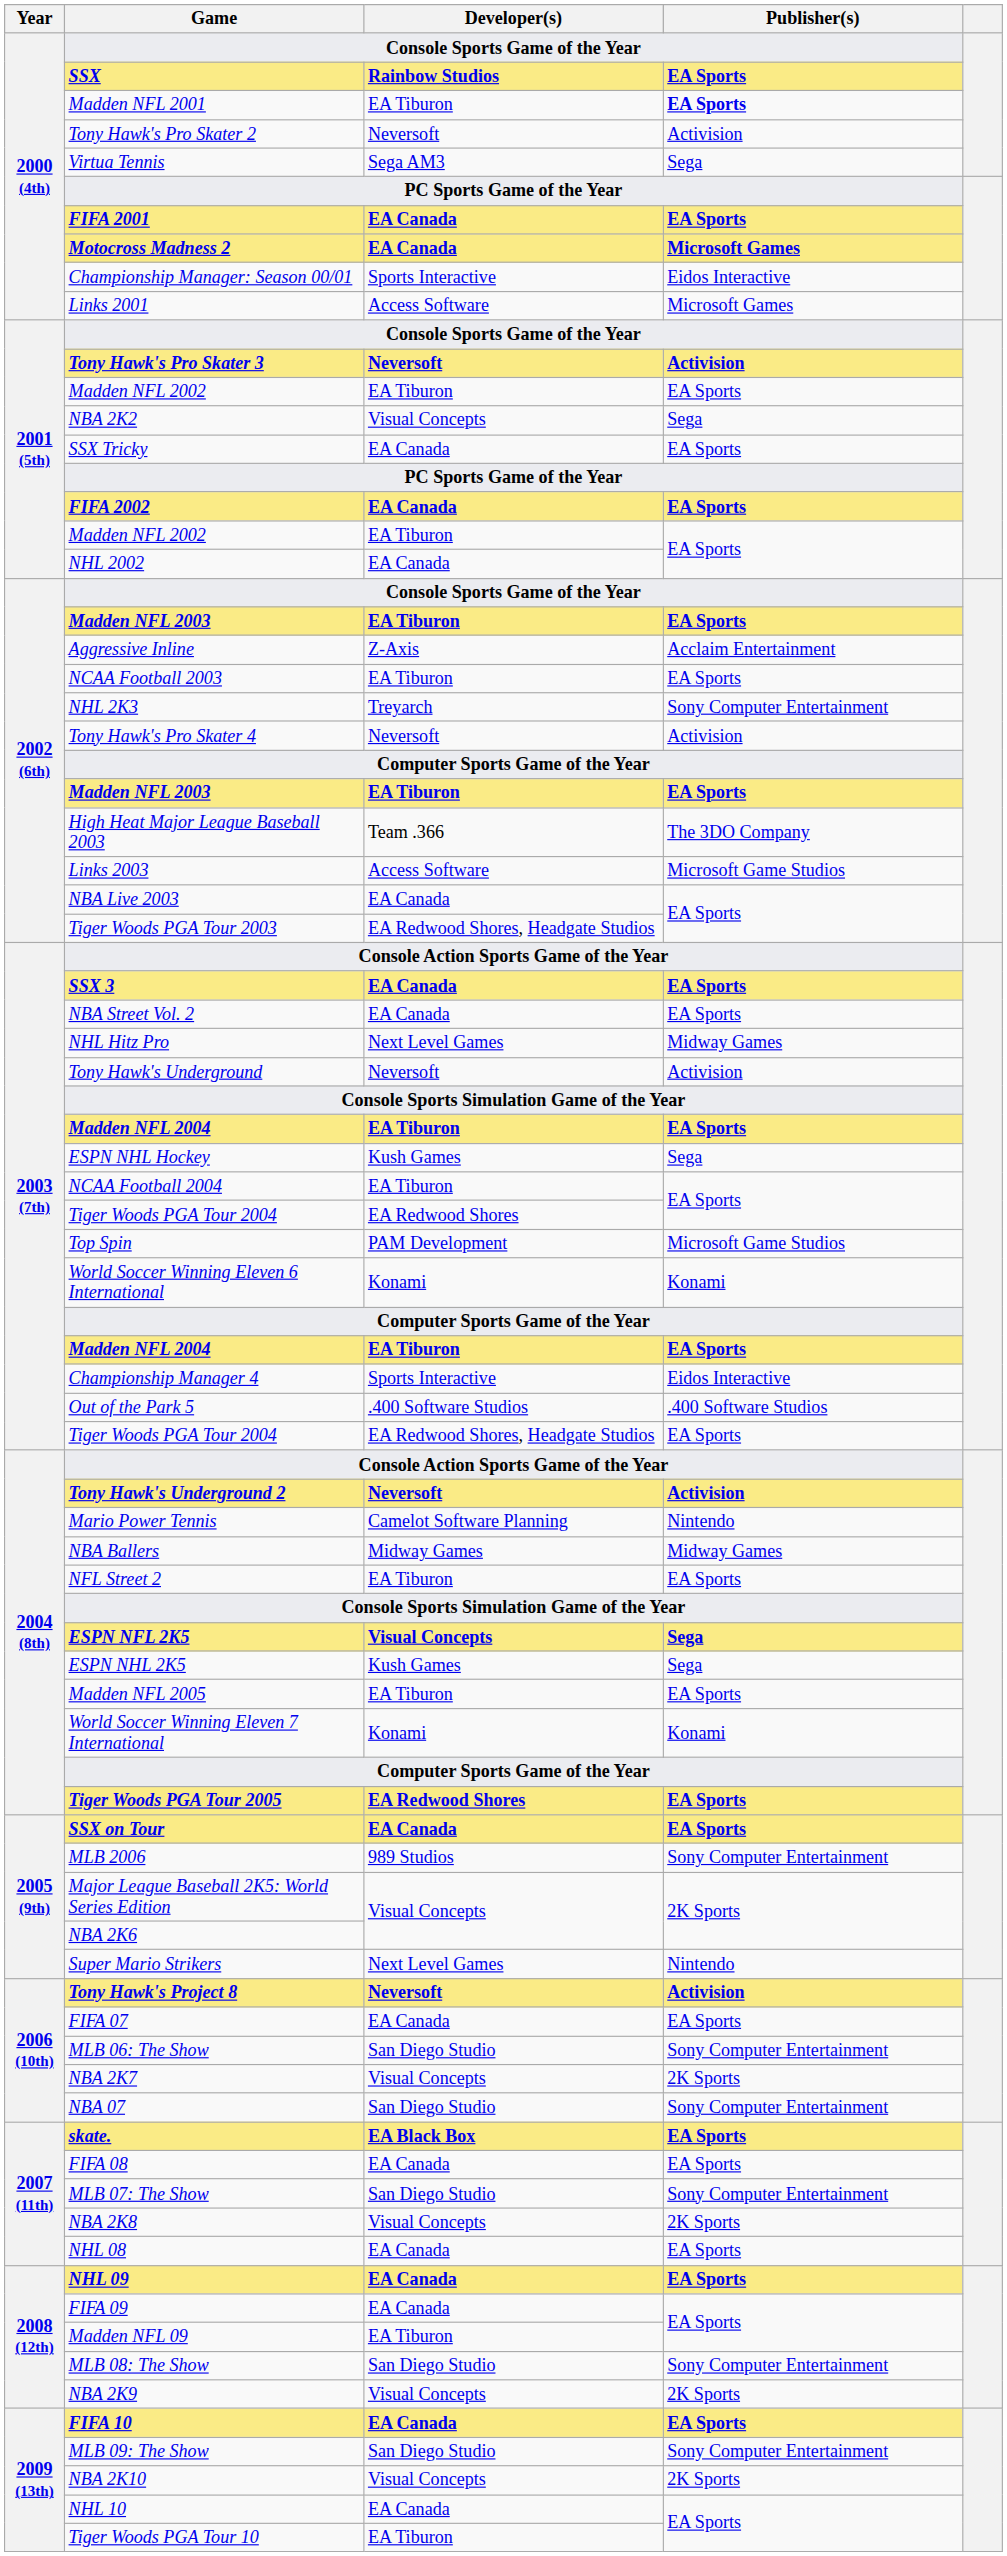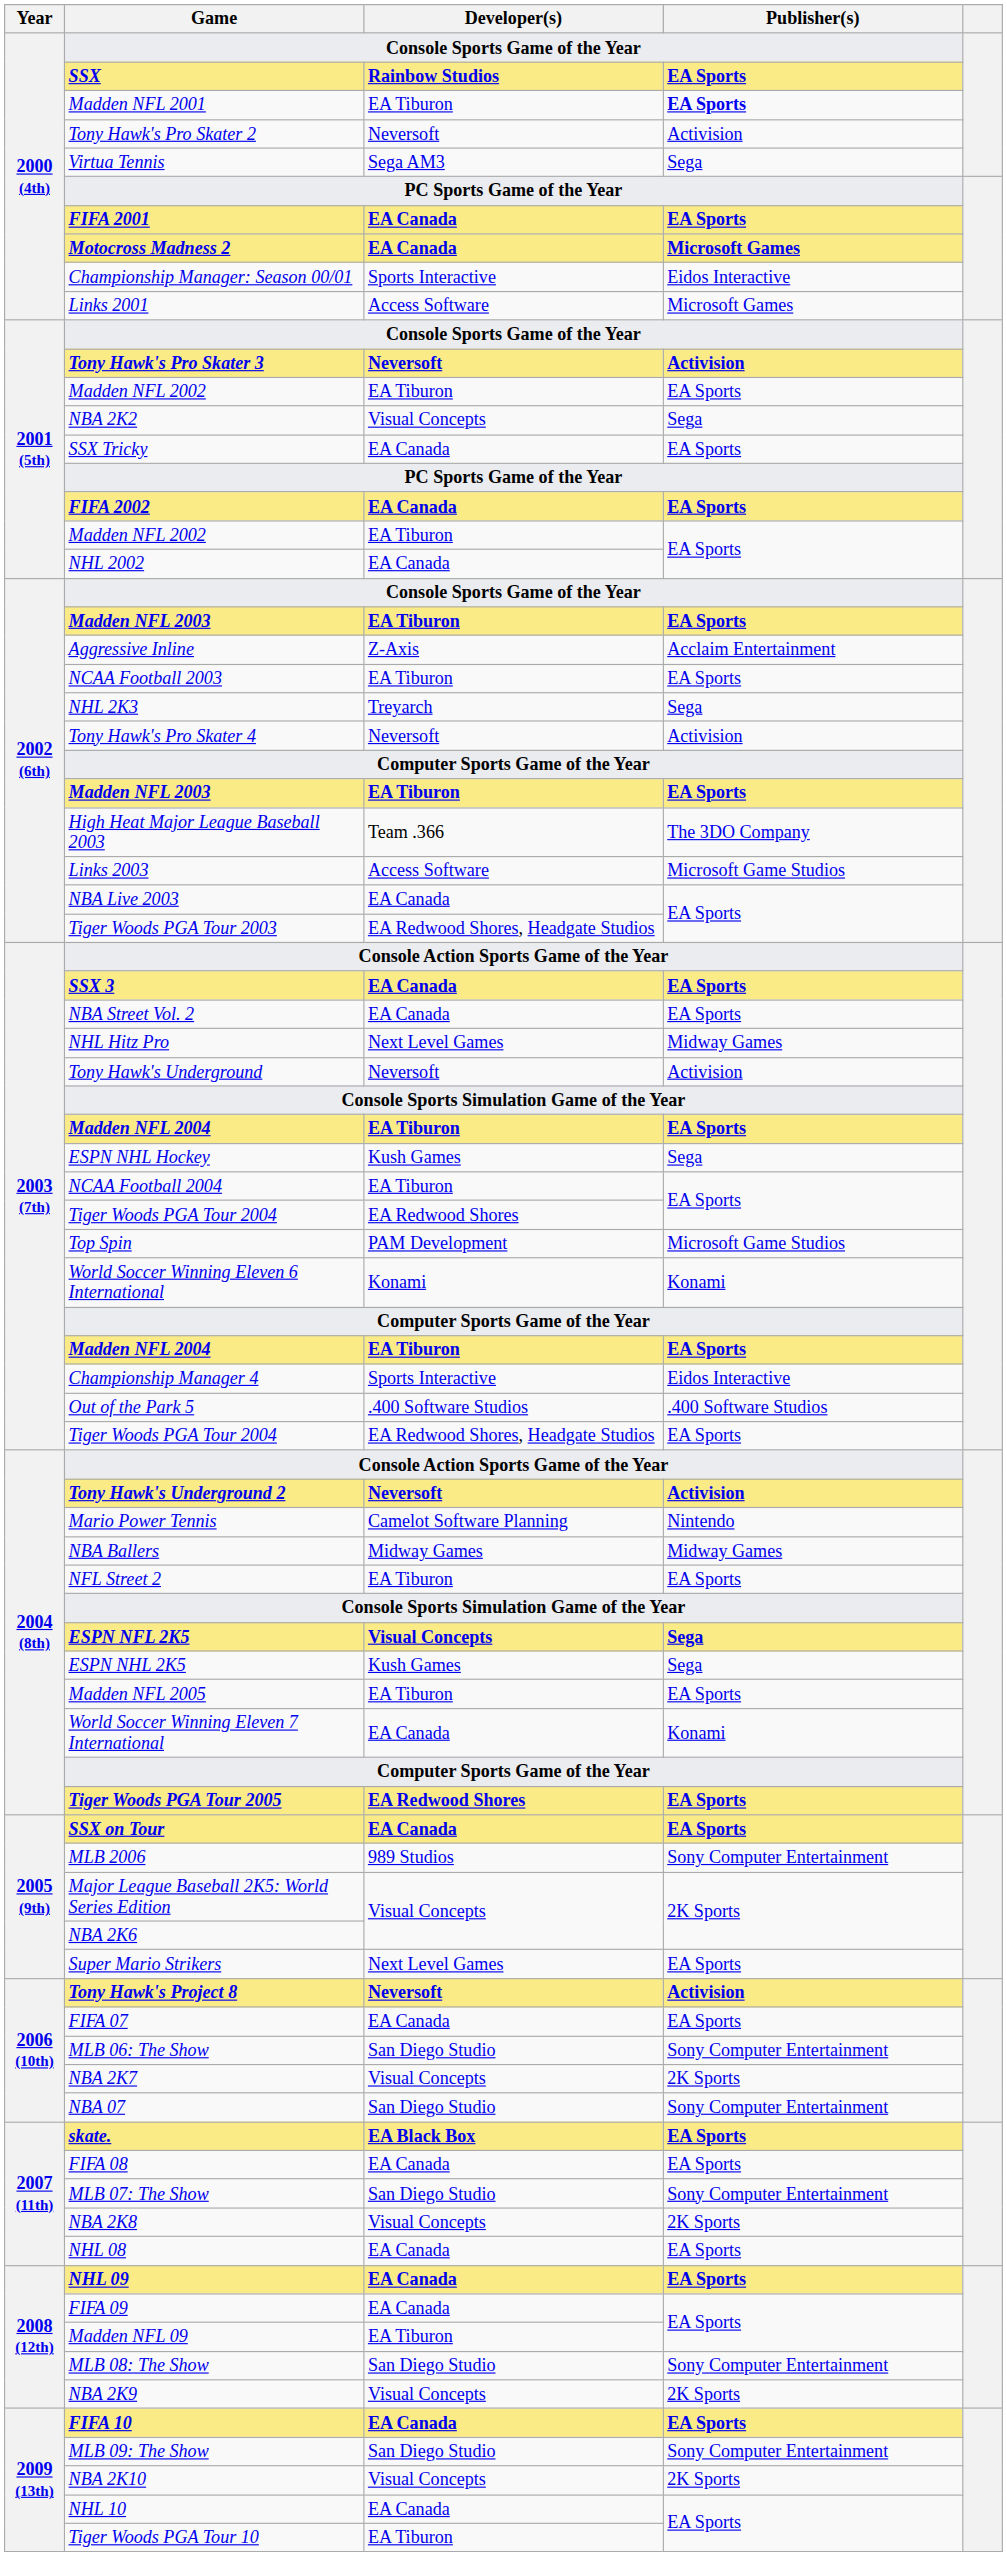(778, 707) Sony Computer Entertainment -> (685, 707) Sega
(397, 1732) Konami -> (409, 1732) EA Canada
(701, 1963) Nintendo -> (704, 1963) EA Sports
